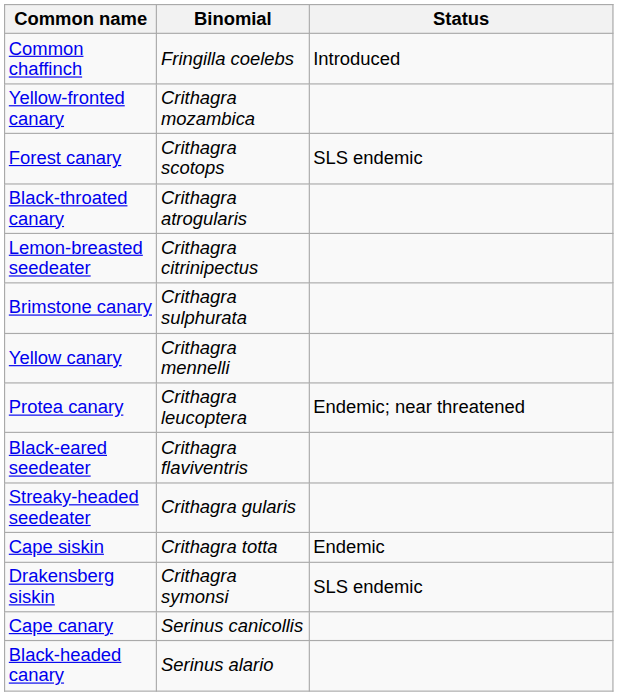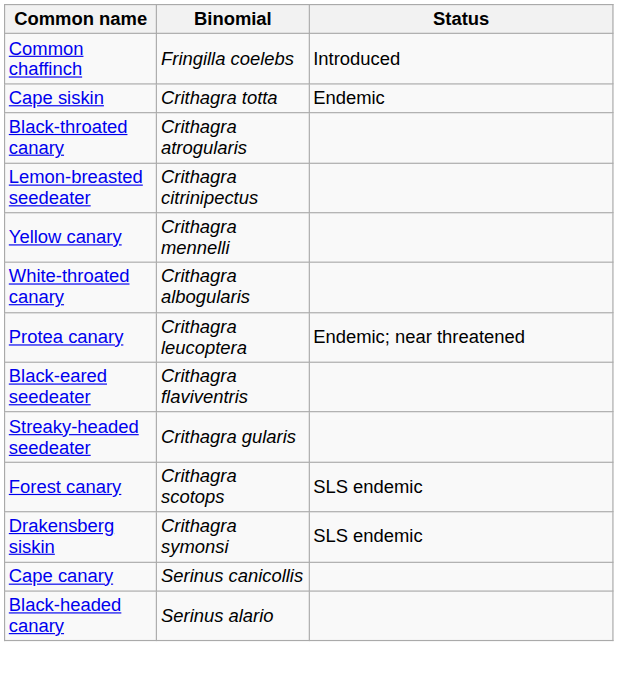- row: (67, 108)
rows swapped: (65, 158) <-> (56, 547)
- row: (80, 308)
+ row: (69, 287)
